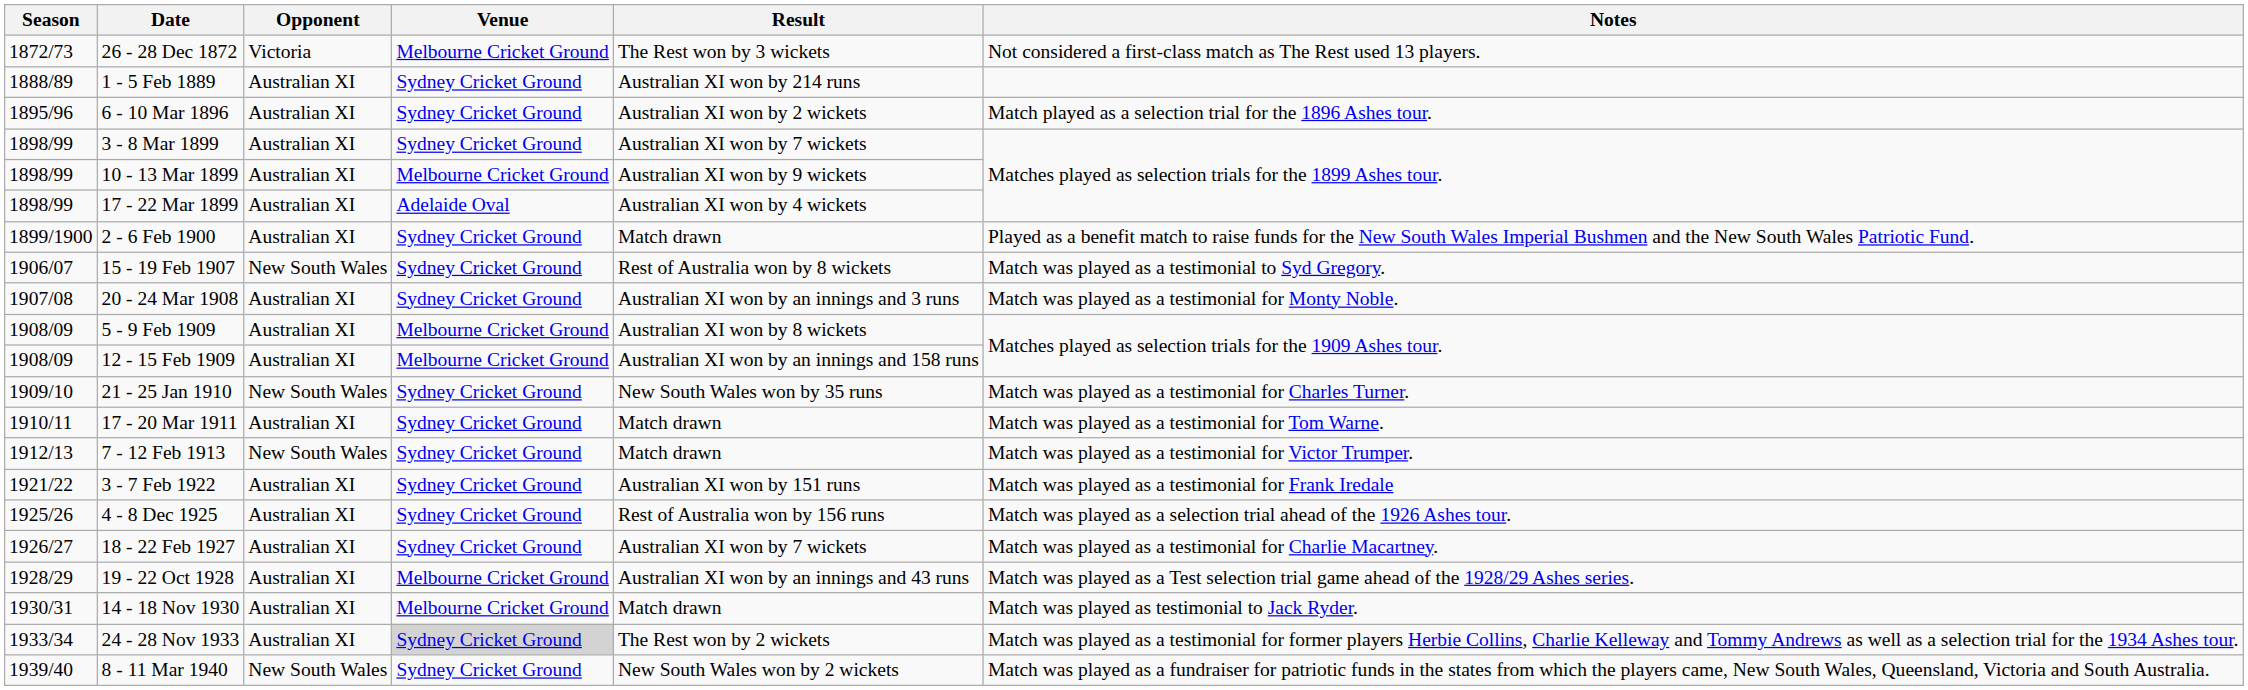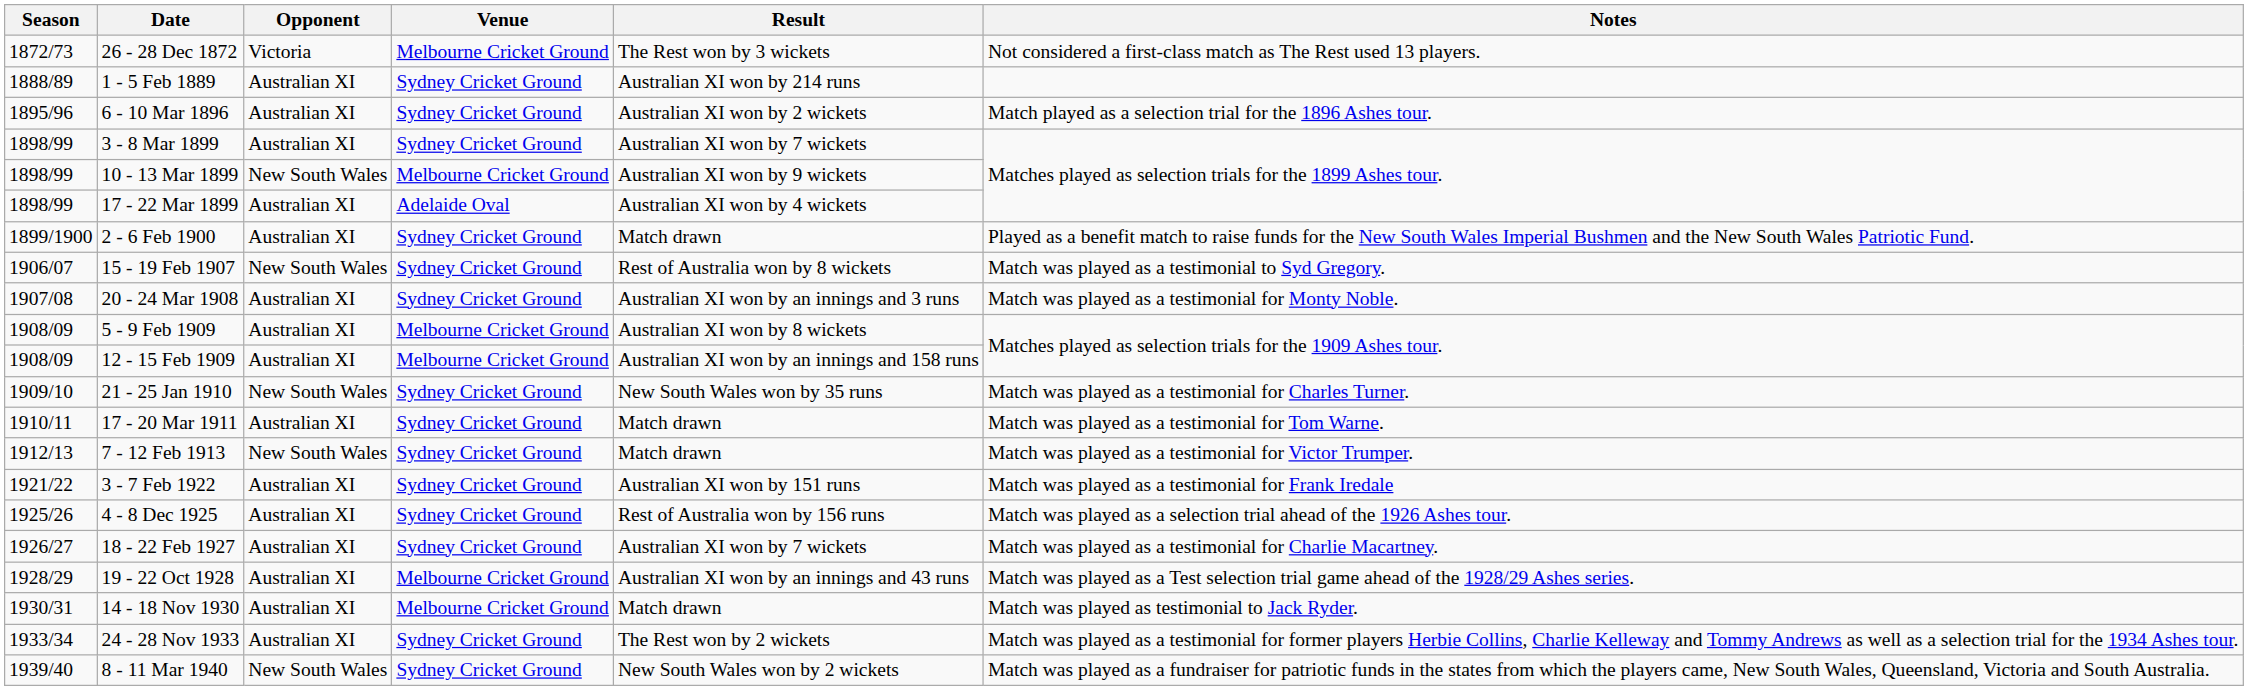(302, 174) Australian XI -> (318, 174) New South Wales
(489, 639) lightgrey background -> (489, 639) no background
